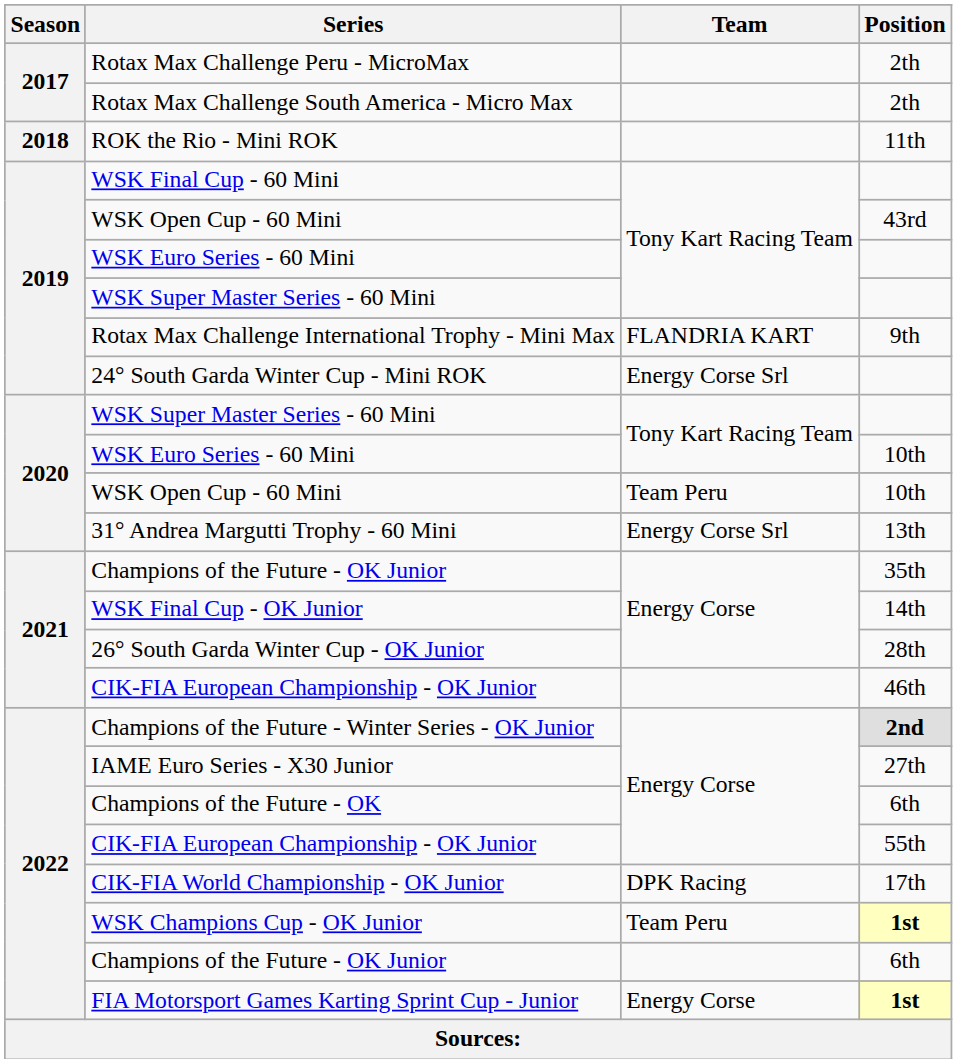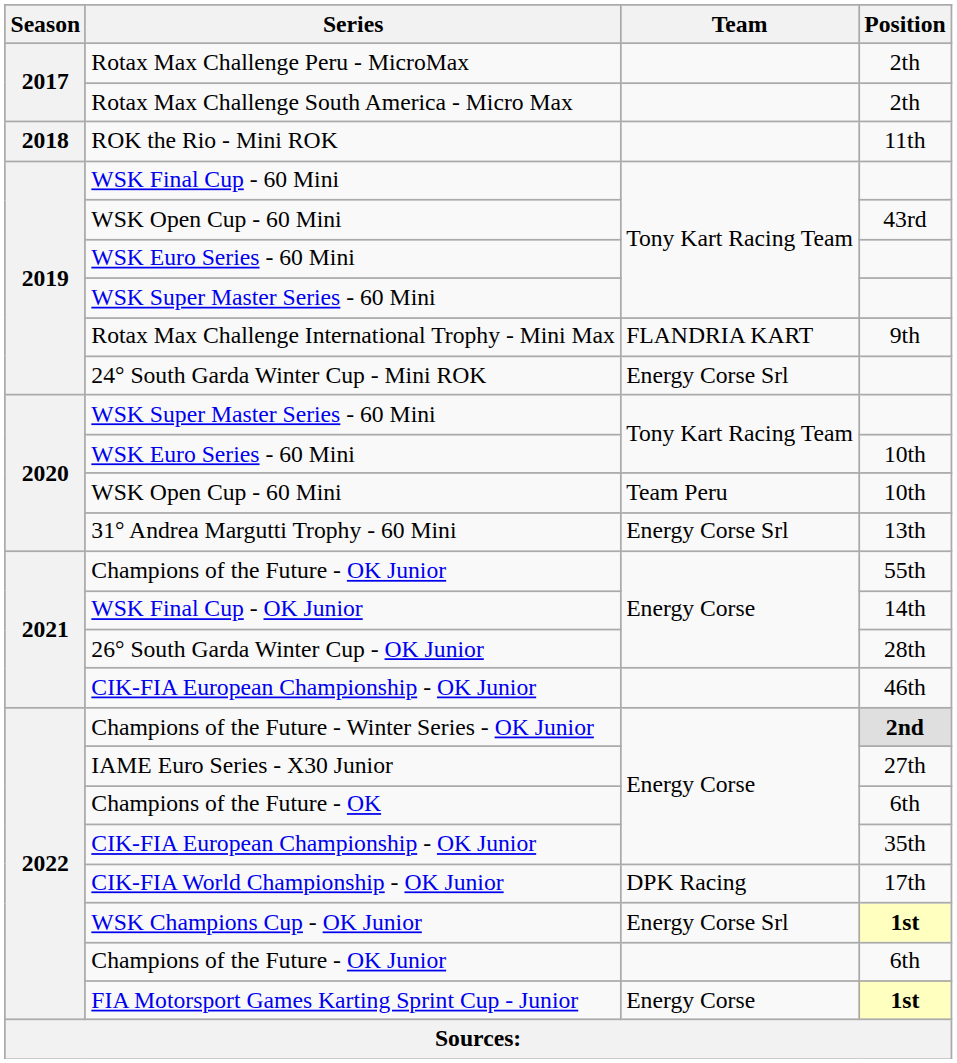(905, 570) 35th -> (905, 570) 55th
(905, 843) 55th -> (905, 843) 35th
(677, 921) Team Peru -> (707, 921) Energy Corse Srl
